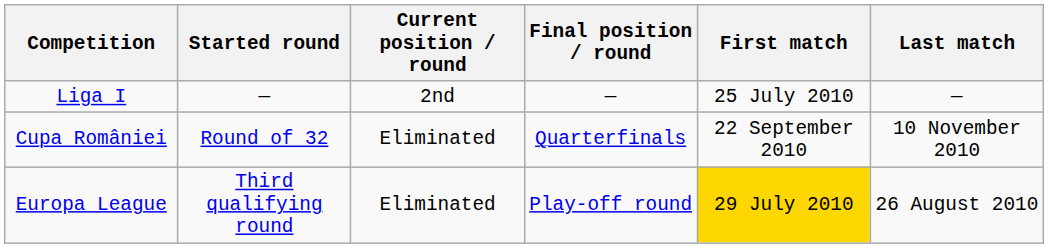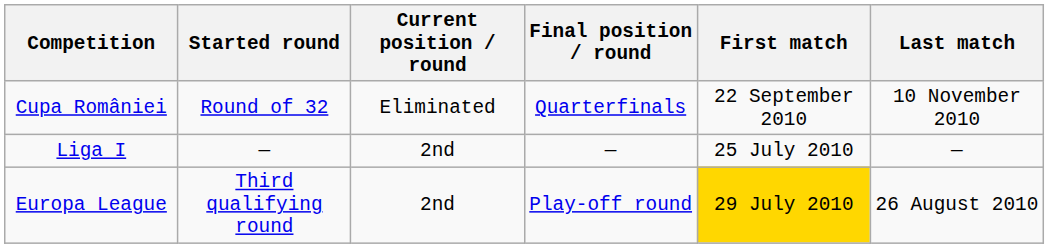rows swapped: (91, 97) <-> (91, 140)
(438, 205) Eliminated -> (438, 205) 2nd
